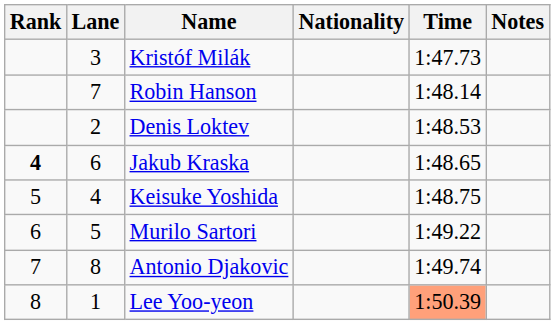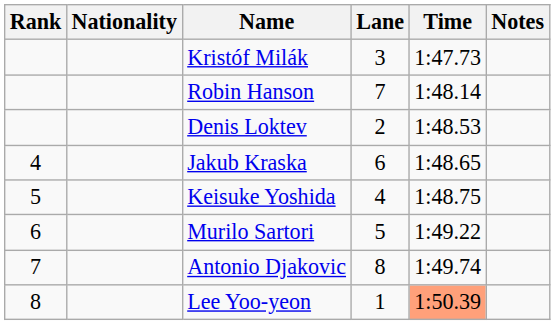columns swapped: (95, 22) <-> (351, 22)
(36, 162) bold -> (36, 162) normal
